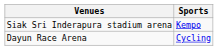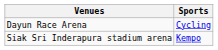rows swapped: (89, 25) <-> (47, 38)
